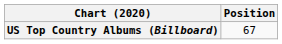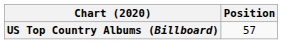(250, 30) 67 -> (250, 30) 57
